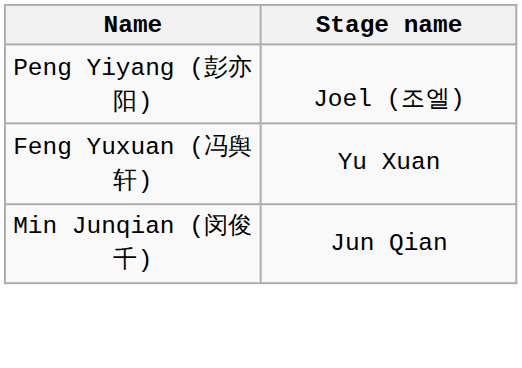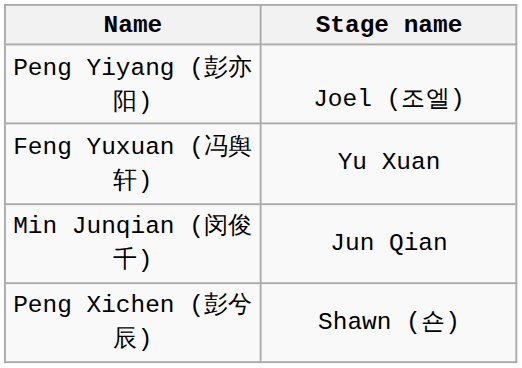+ row: (133, 323)
